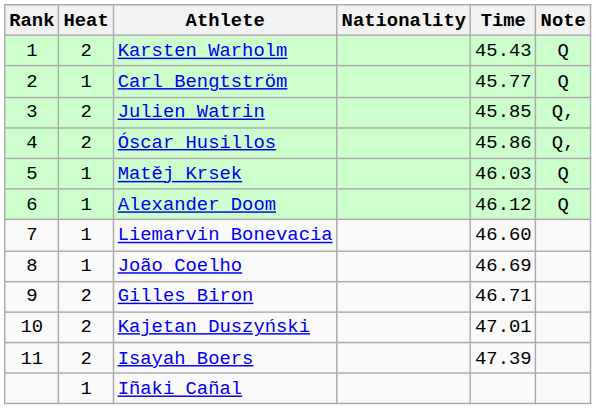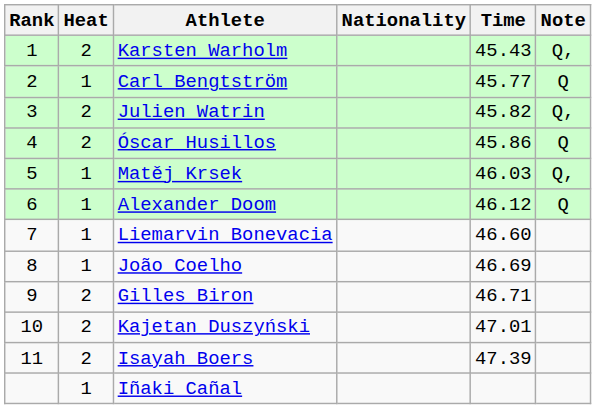(563, 51) Q -> (563, 51) Q,
(503, 112) 45.85 -> (503, 112) 45.82
(563, 143) Q, -> (563, 143) Q
(563, 174) Q -> (563, 174) Q,
